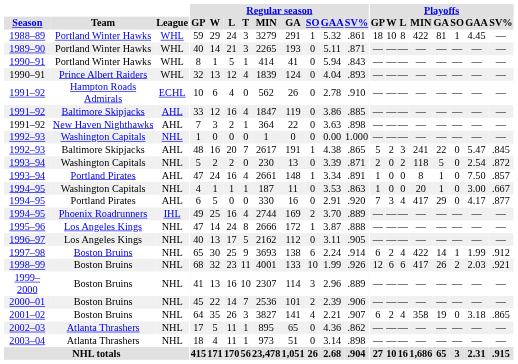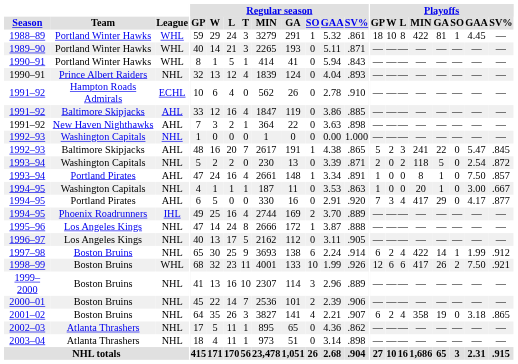(172, 74) WHL -> (172, 74) NHL
(172, 265) NHL -> (172, 265) WHL
(477, 265) 2.03 -> (477, 265) 7.50
